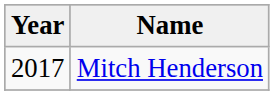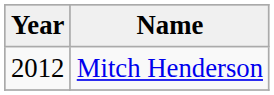(38, 68) 2017 -> (38, 68) 2012
